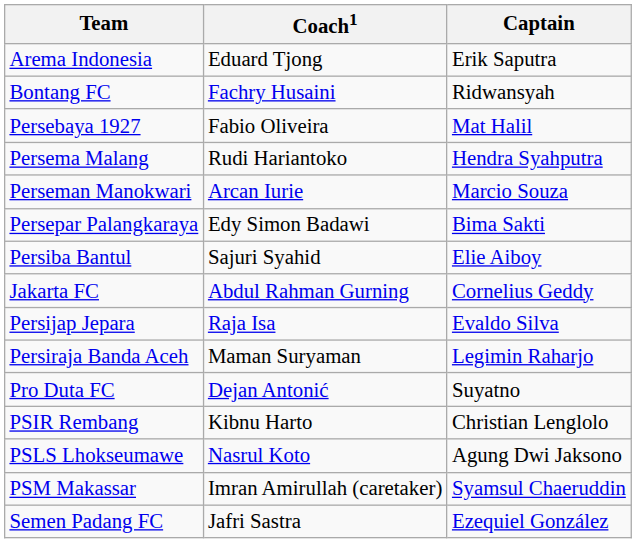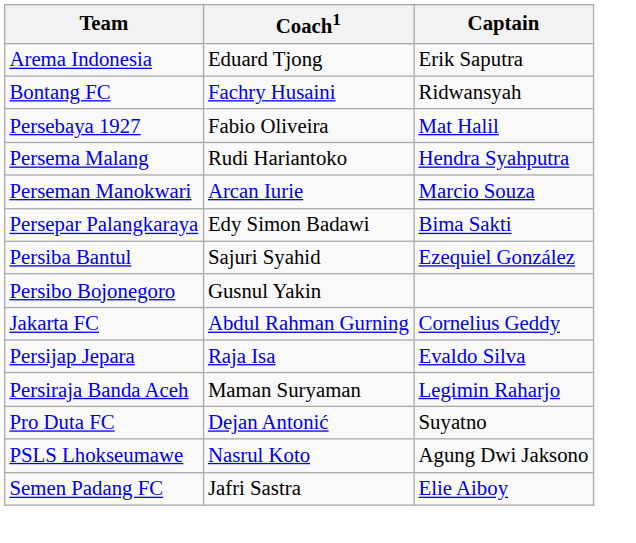(497, 257) Elie Aiboy -> (497, 257) Ezequiel González
+ row: (92, 290)
- row: (74, 422)
- row: (73, 488)
(530, 521) Ezequiel González -> (463, 488) Elie Aiboy
